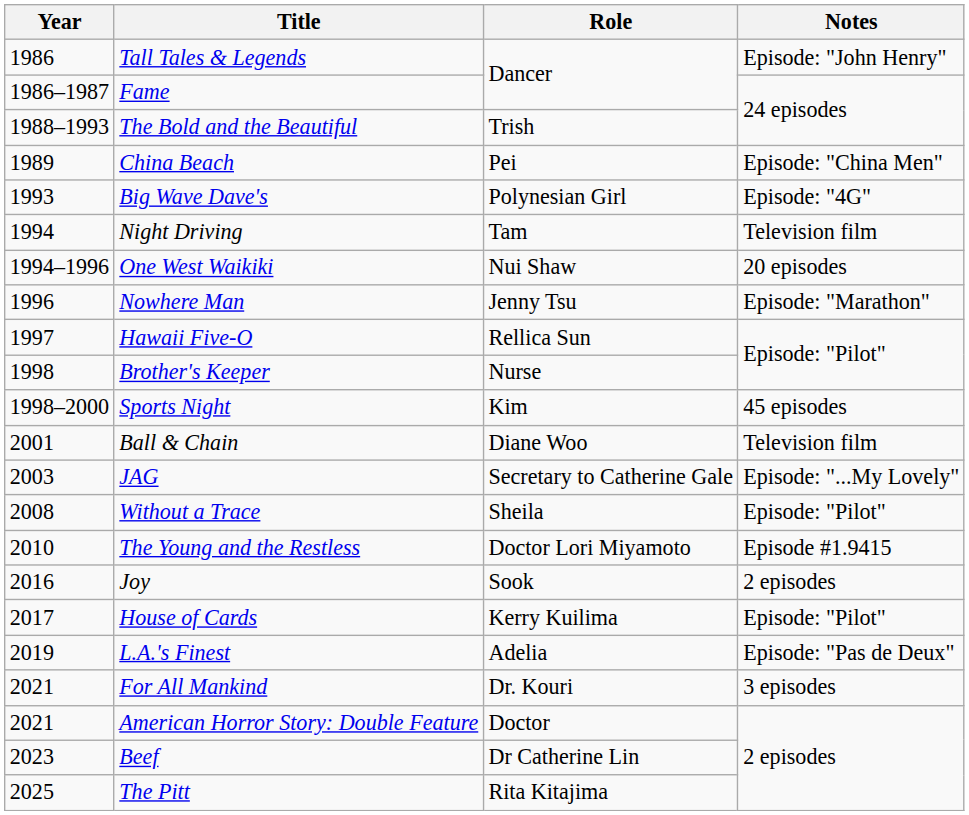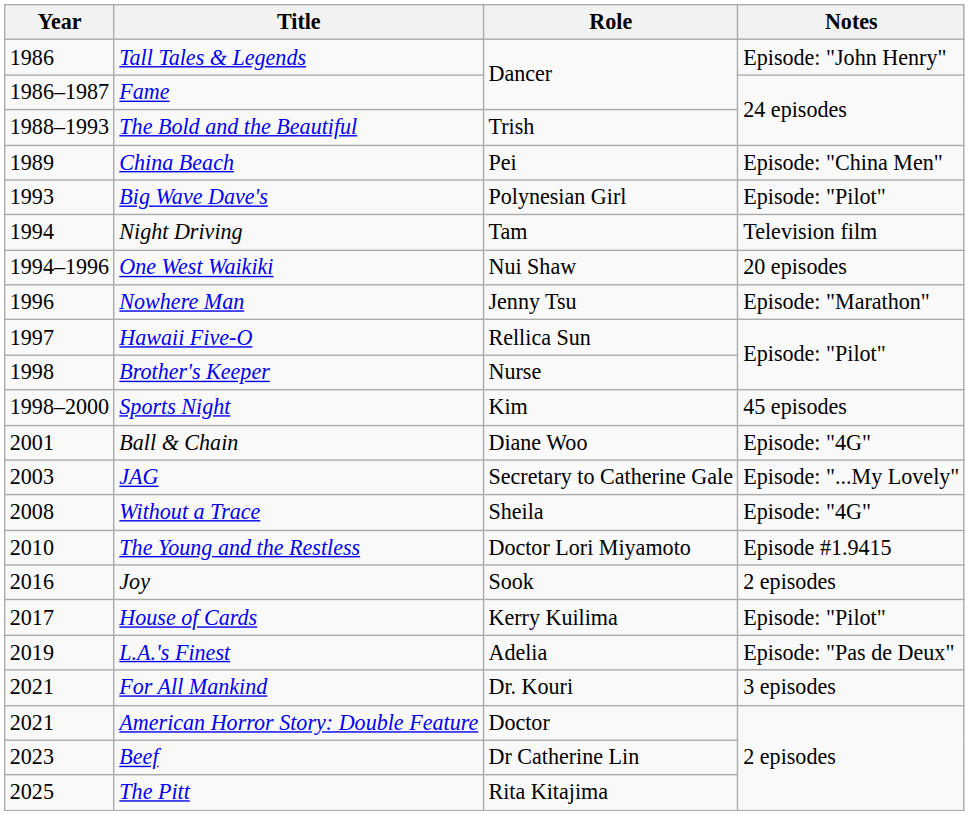(807, 197) Episode: "4G" -> (815, 197) Episode: "Pilot"
(810, 442) Television film -> (807, 442) Episode: "4G"
(815, 512) Episode: "Pilot" -> (807, 512) Episode: "4G"
